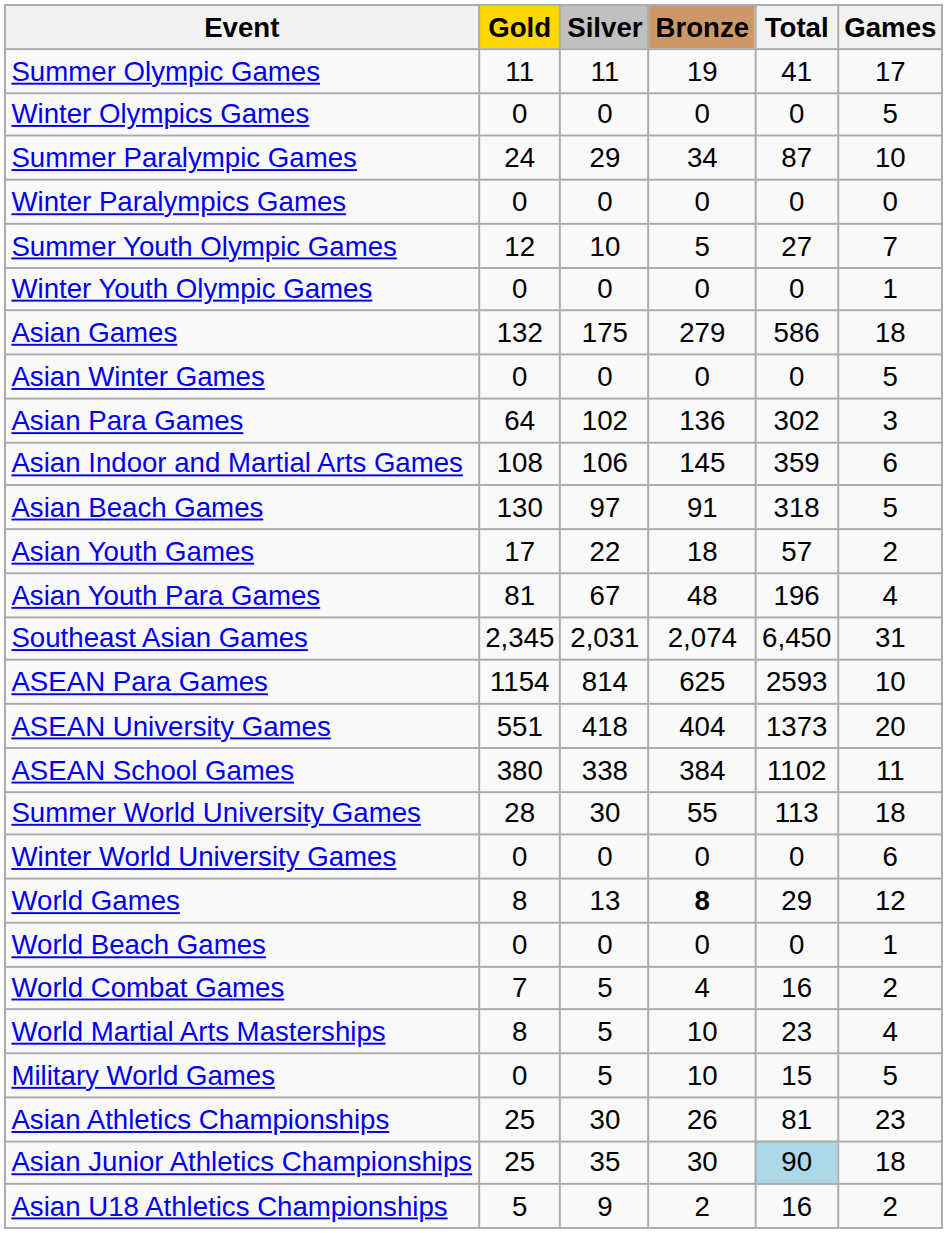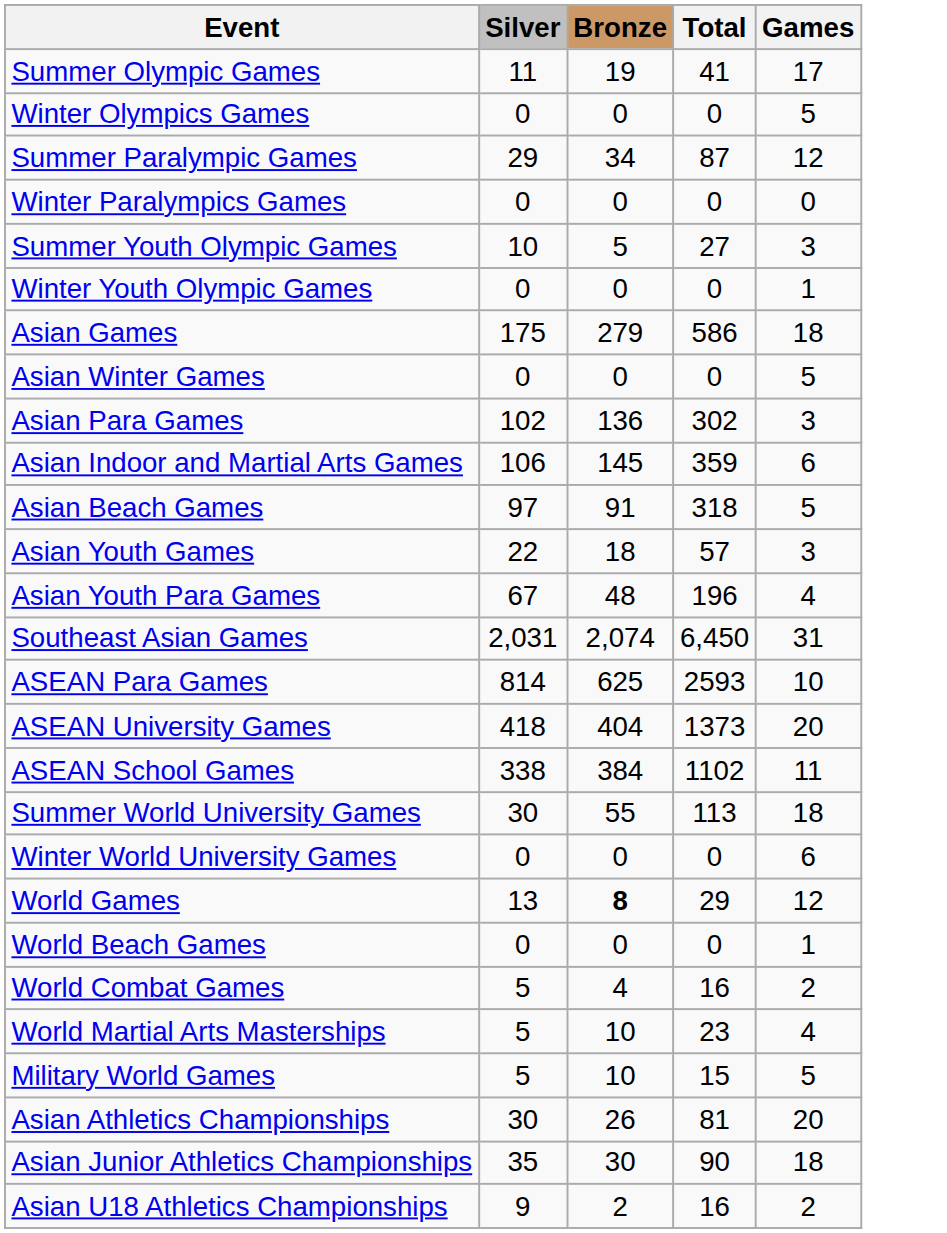- column: (520, 27)
(890, 158) 10 -> (808, 158) 12
(890, 245) 7 -> (808, 245) 3
(890, 551) 2 -> (808, 551) 3
(890, 1119) 23 -> (808, 1119) 20
(797, 1162) lightblue background -> (715, 1162) no background
